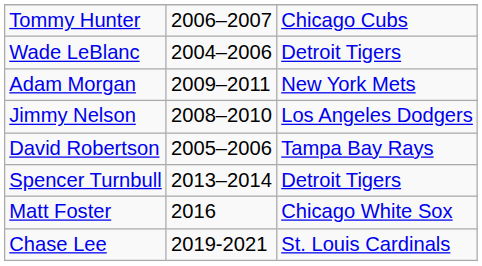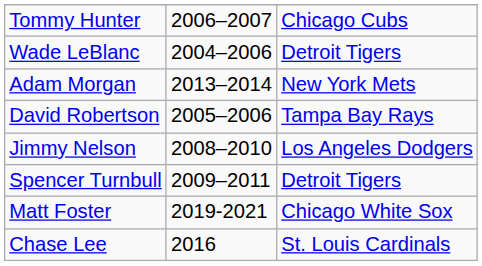(221, 84) 2009–2011 -> (221, 84) 2013–2014
rows swapped: (73, 116) <-> (84, 148)
(221, 180) 2013–2014 -> (221, 180) 2009–2011
(193, 212) 2016 -> (219, 212) 2019-2021
(219, 244) 2019-2021 -> (193, 244) 2016
